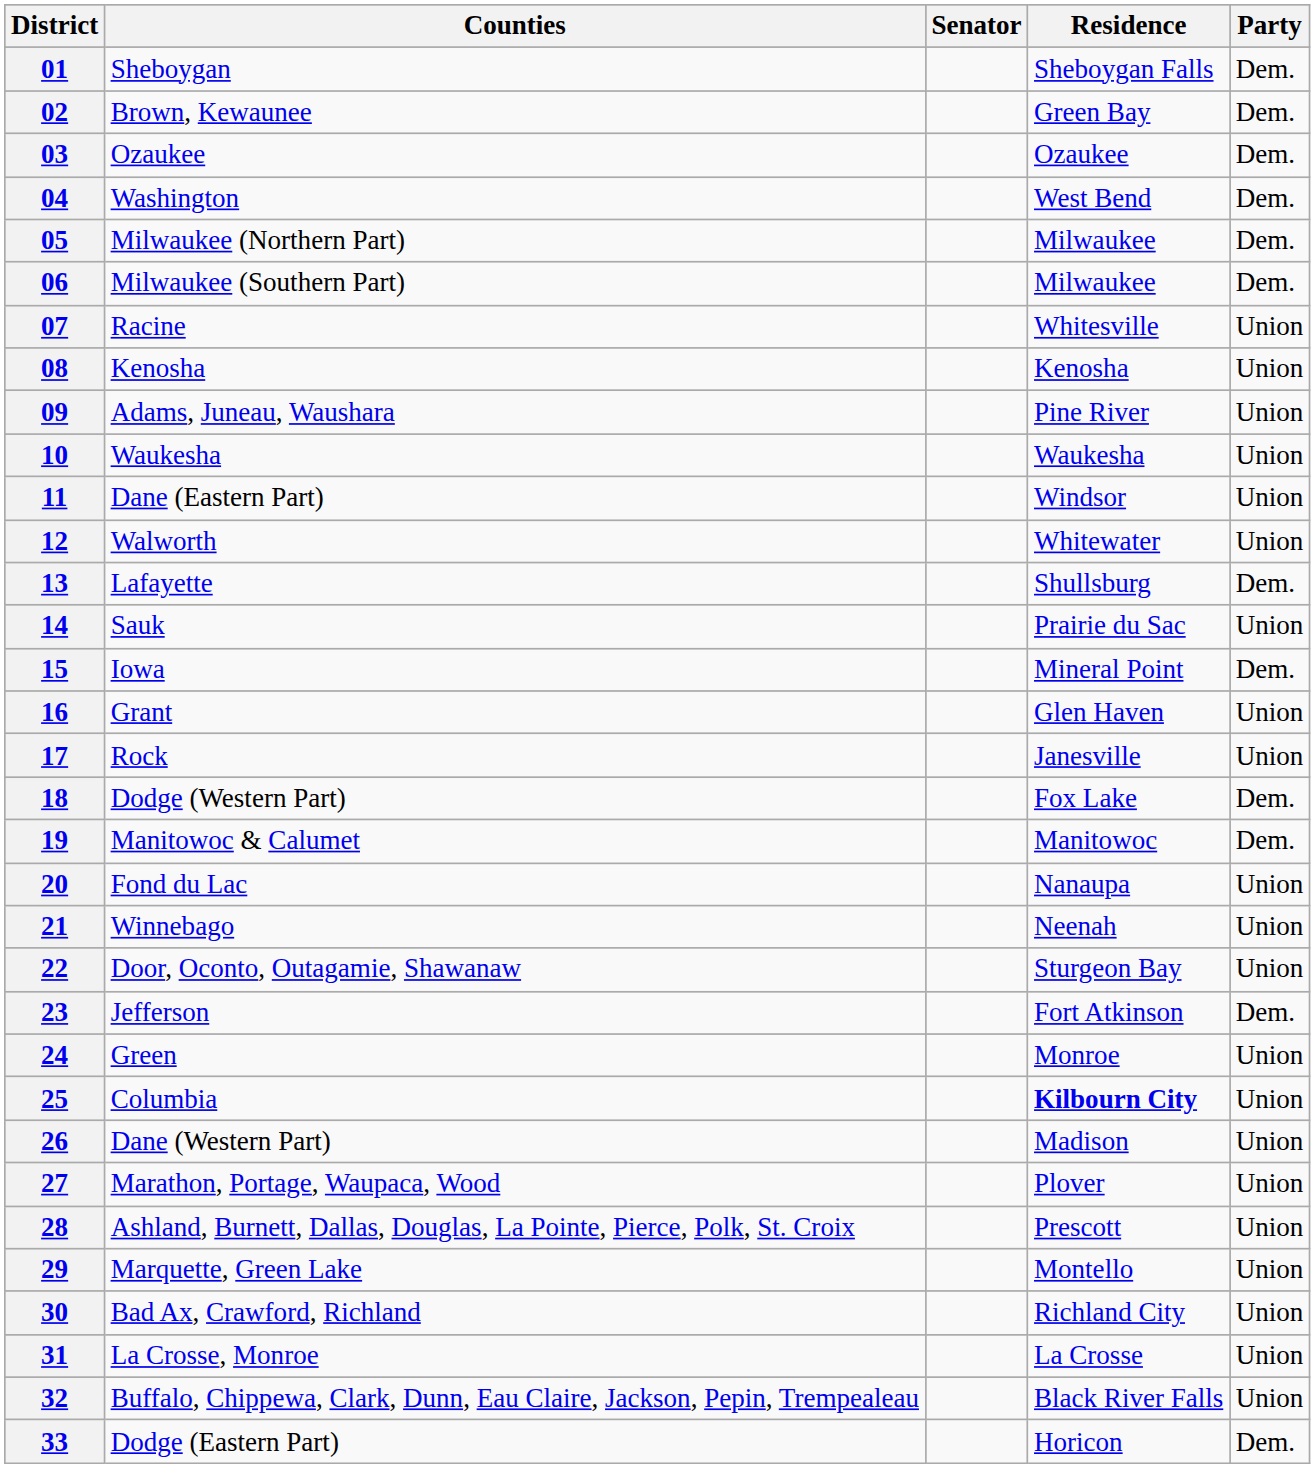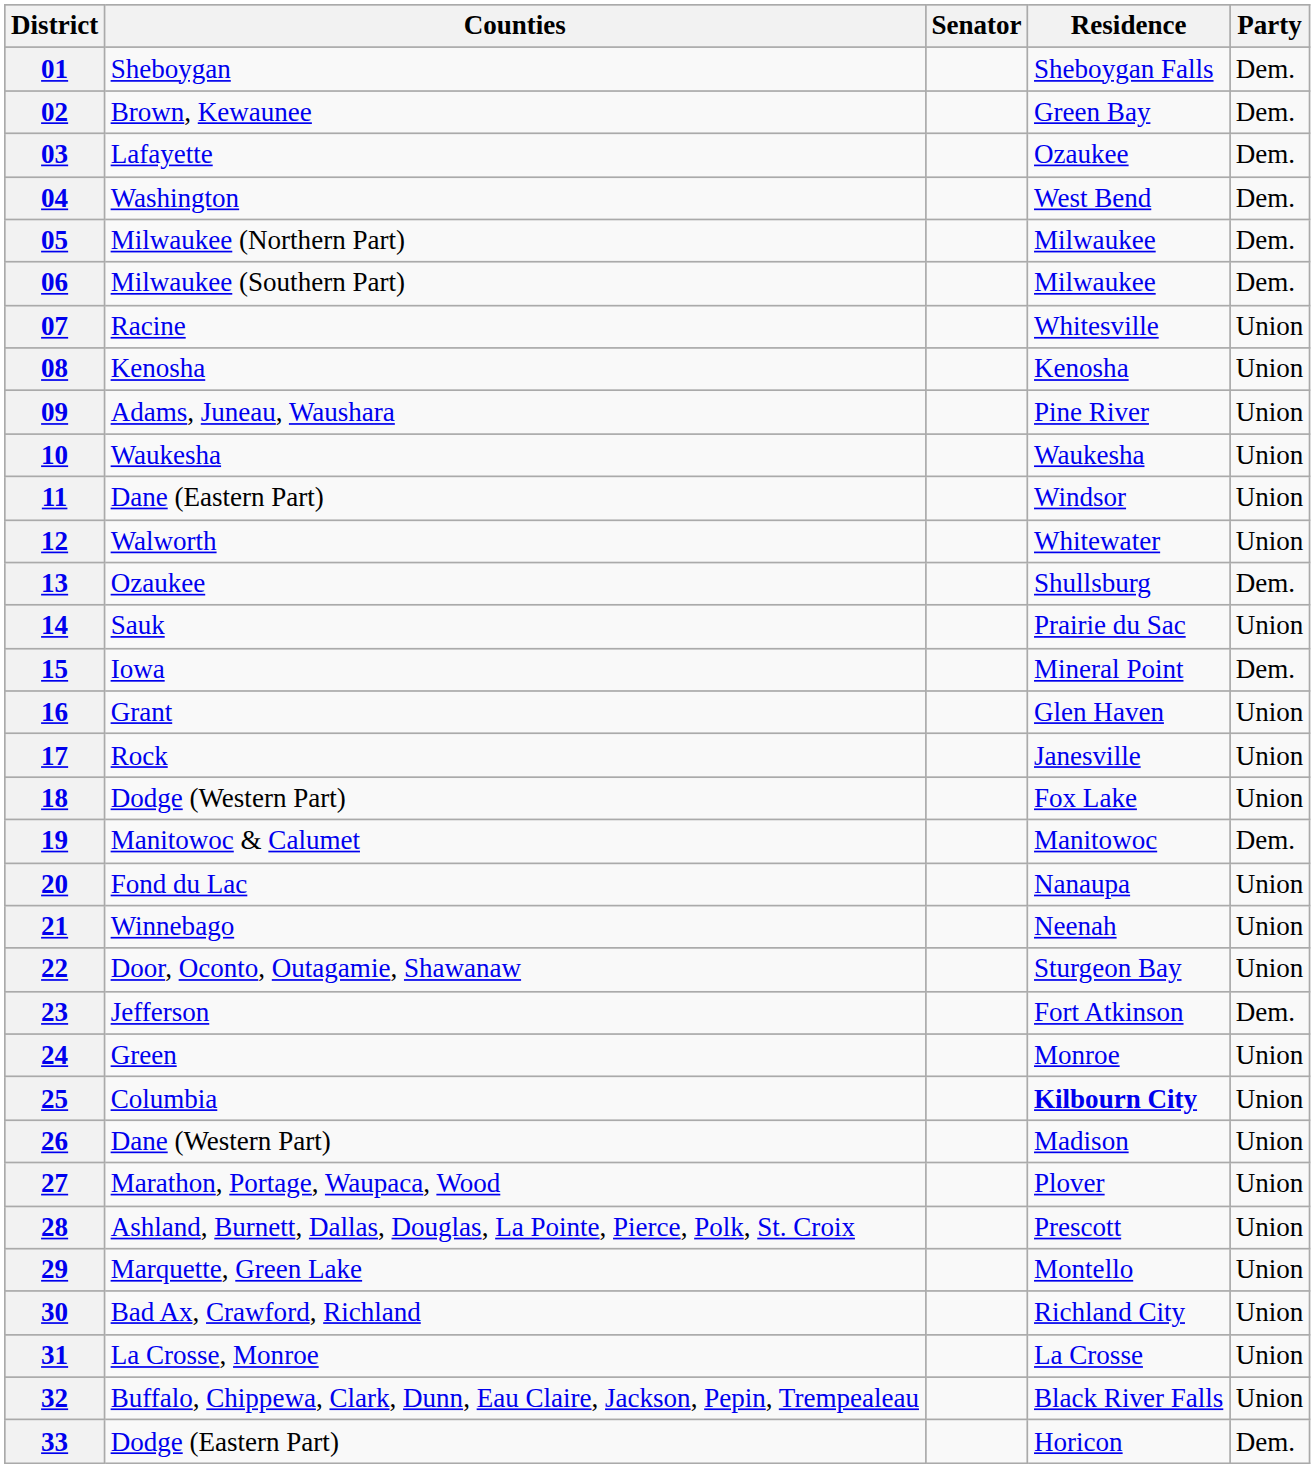(158, 154) Ozaukee -> (162, 154) Lafayette
(162, 583) Lafayette -> (158, 583) Ozaukee
(1265, 797) Dem. -> (1270, 797) Union
